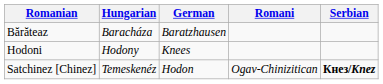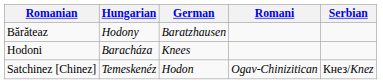(127, 32) Baracháza -> (120, 32) Hodony
(120, 50) Hodony -> (127, 50) Baracháza
(349, 69) bold -> (348, 69) normal
